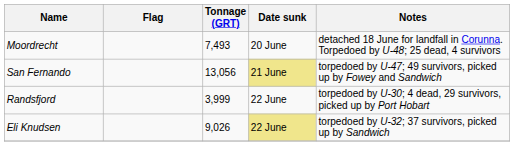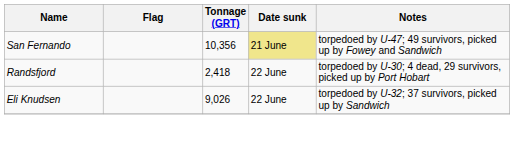- row: (32, 45)
(220, 72) 13,056 -> (220, 45) 10,356
(218, 100) 3,999 -> (218, 72) 2,418
(269, 127) khaki background -> (269, 100) no background
